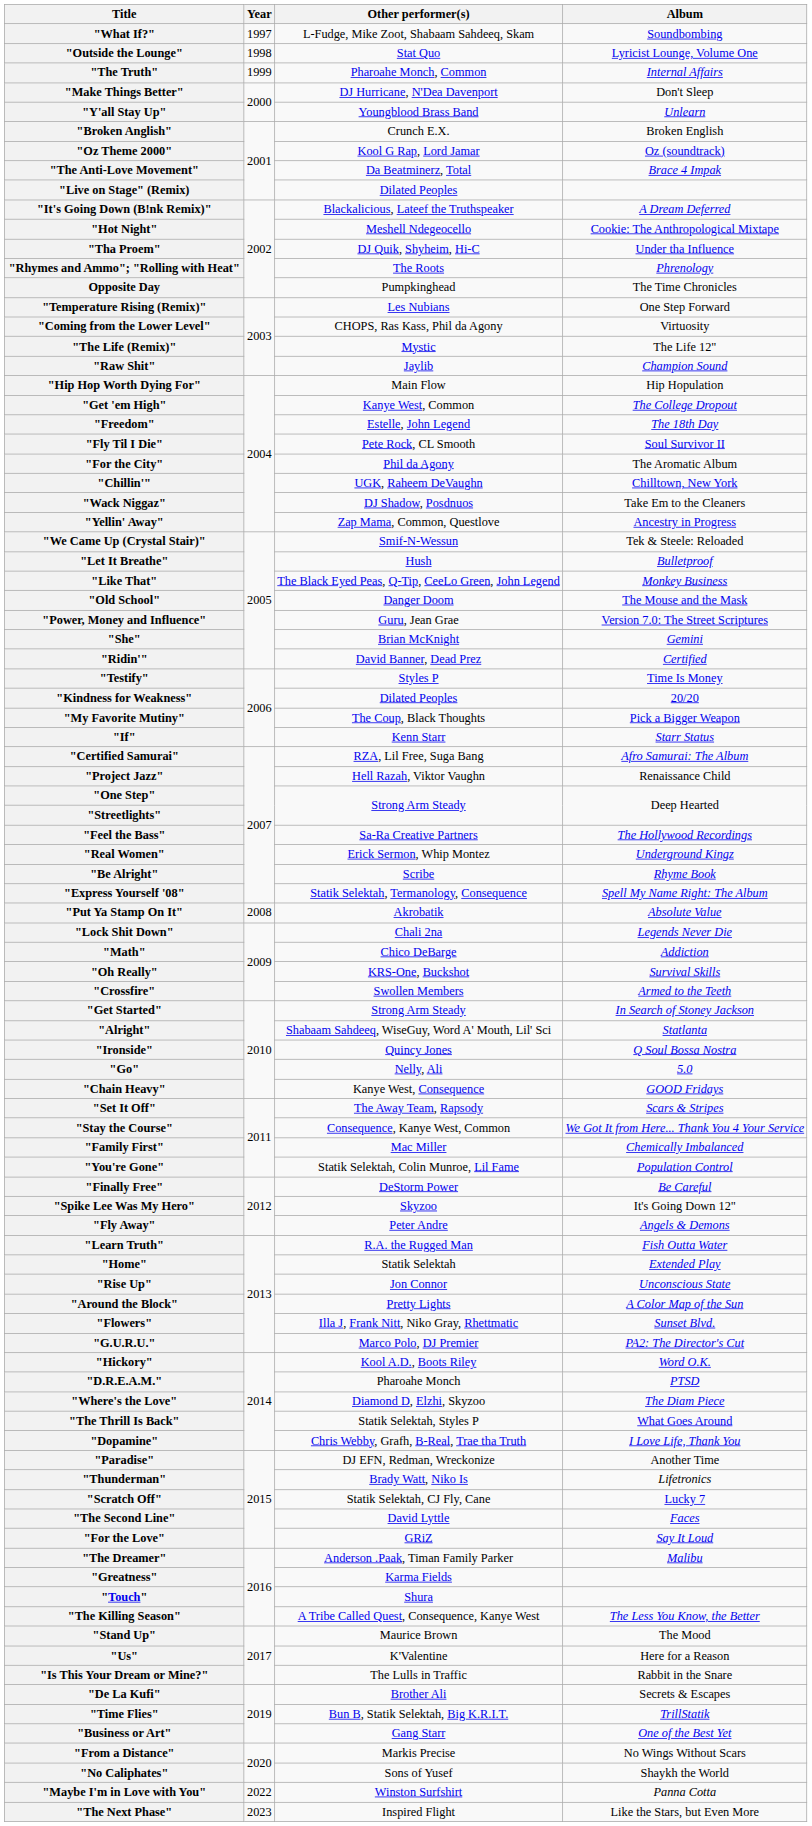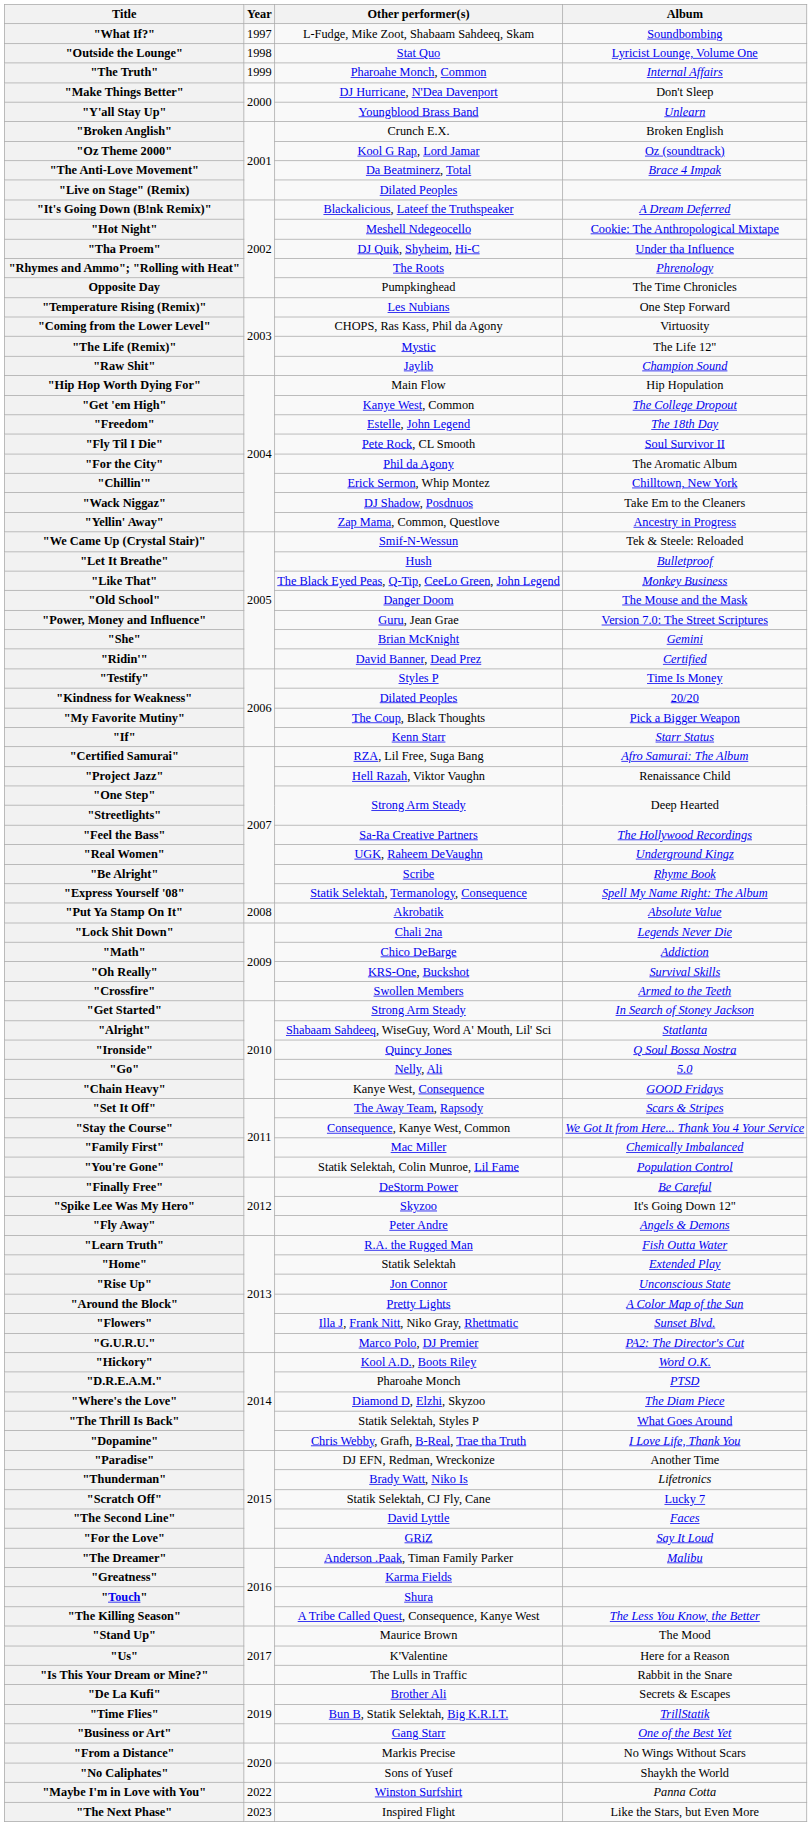(419, 483) UGK, Raheem DeVaughn -> (419, 483) Erick Sermon, Whip Montez
(419, 854) Erick Sermon, Whip Montez -> (419, 854) UGK, Raheem DeVaughn
